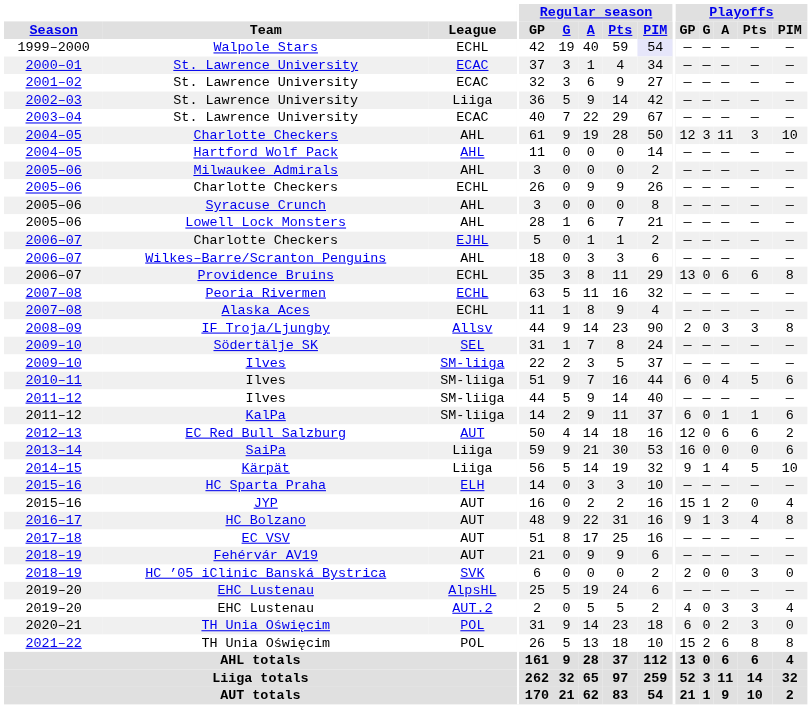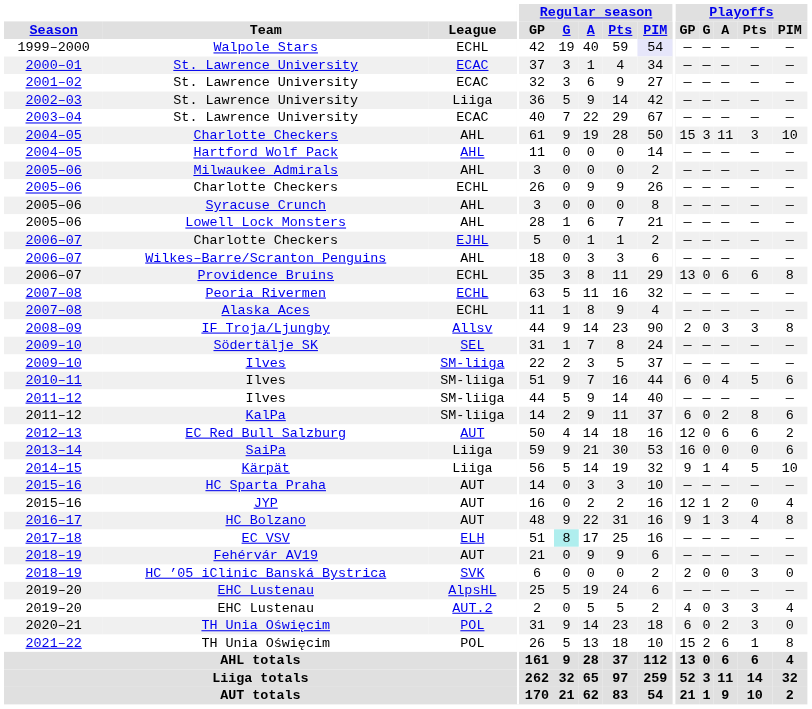(688, 135) 12 -> (688, 135) 15
(725, 415) 1 -> (725, 415) 2
(755, 415) 1 -> (755, 415) 8
(472, 486) ELH -> (472, 486) AUT
(688, 503) 15 -> (688, 503) 12
(472, 538) AUT -> (472, 538) ELH
(566, 538) no background -> (566, 538) paleturquoise background
(755, 643) 8 -> (755, 643) 1
